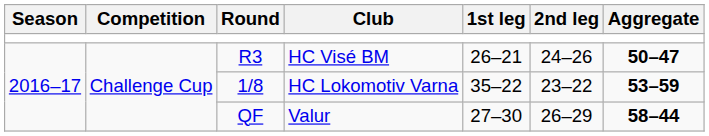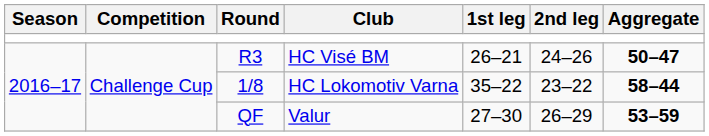(654, 86) 53–59 -> (654, 86) 58–44
(654, 116) 58–44 -> (654, 116) 53–59
